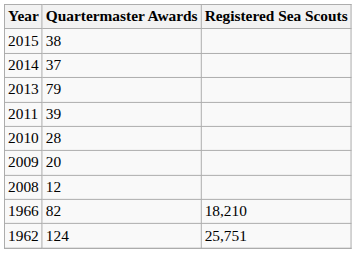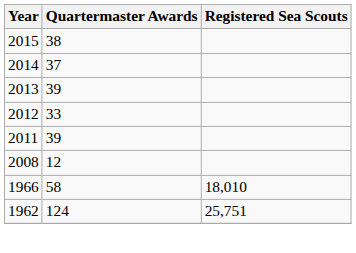(54, 89) 79 -> (54, 89) 39
+ row: (23, 114)
- row: (23, 138)
- row: (23, 162)
(54, 211) 82 -> (54, 187) 58
(226, 211) 18,210 -> (226, 187) 18,010
